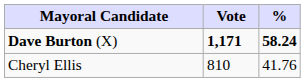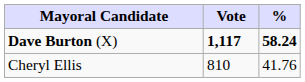(224, 41) 1,171 -> (224, 41) 1,117
